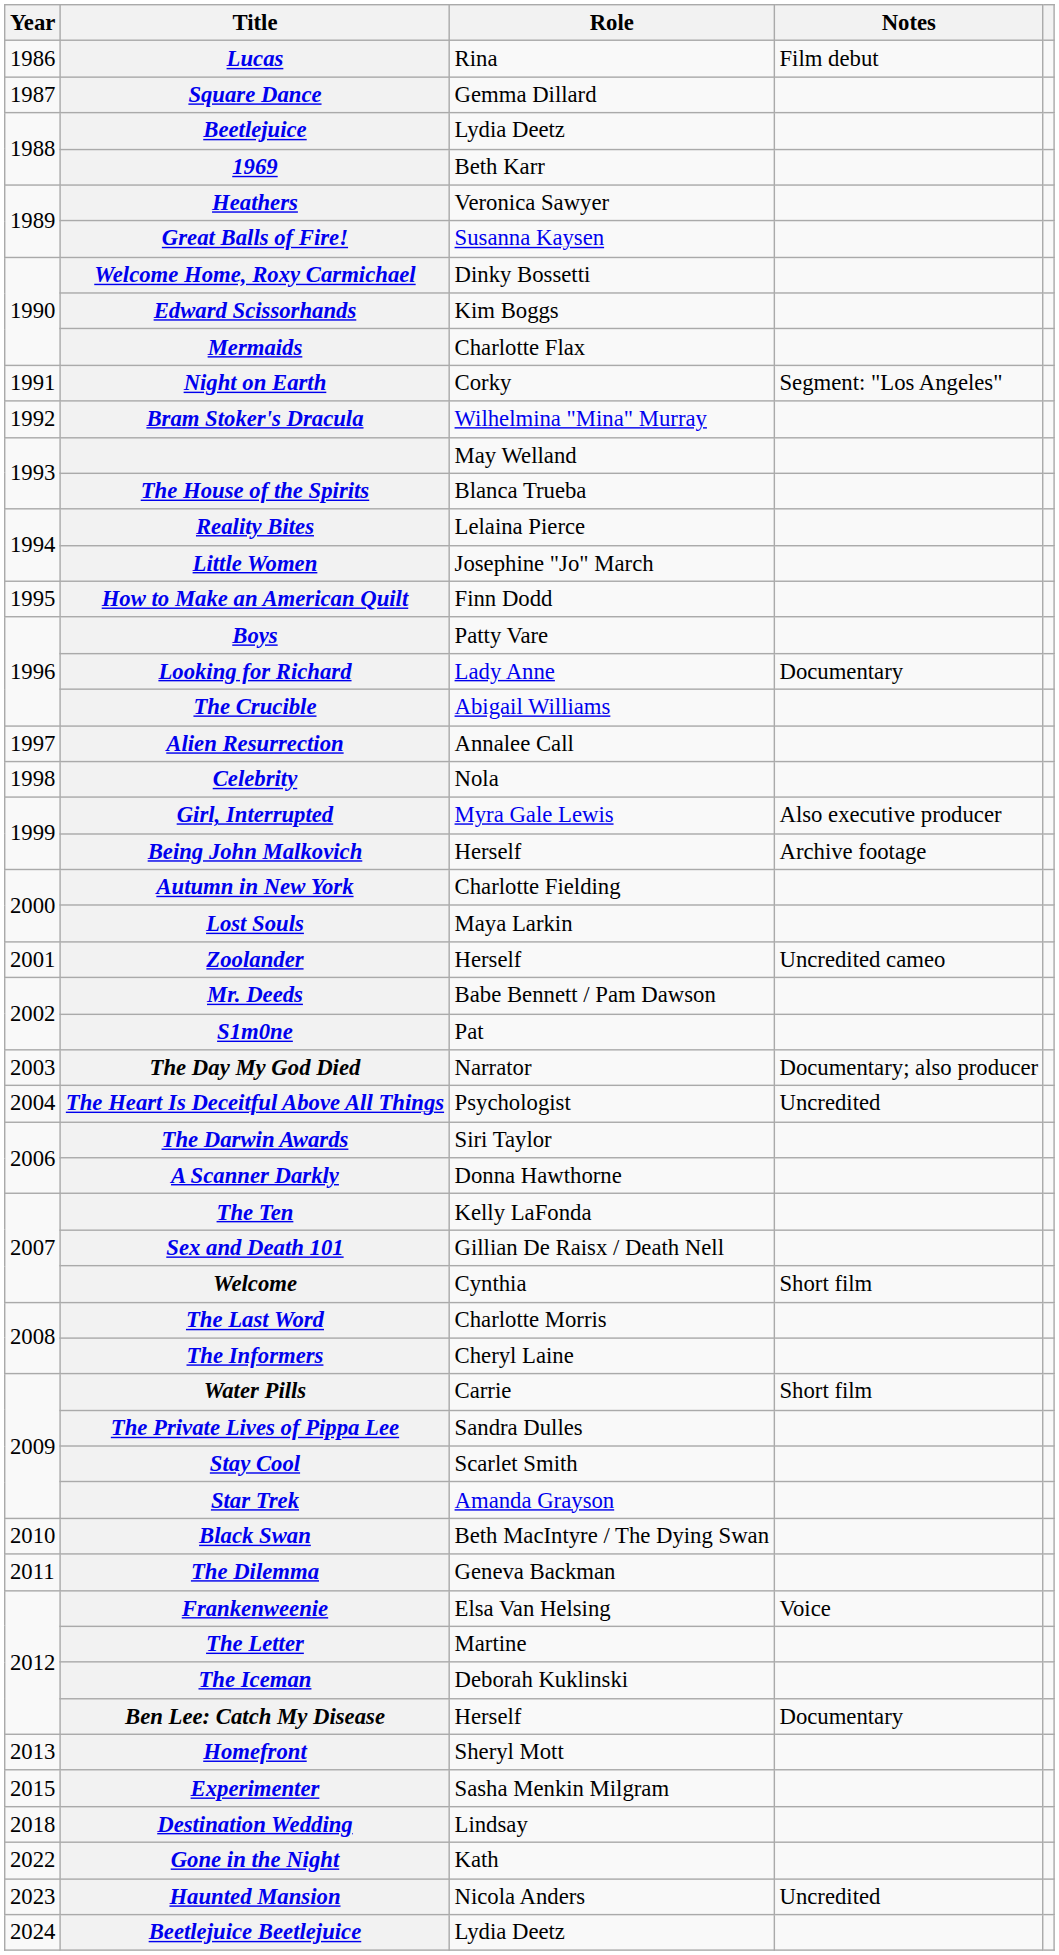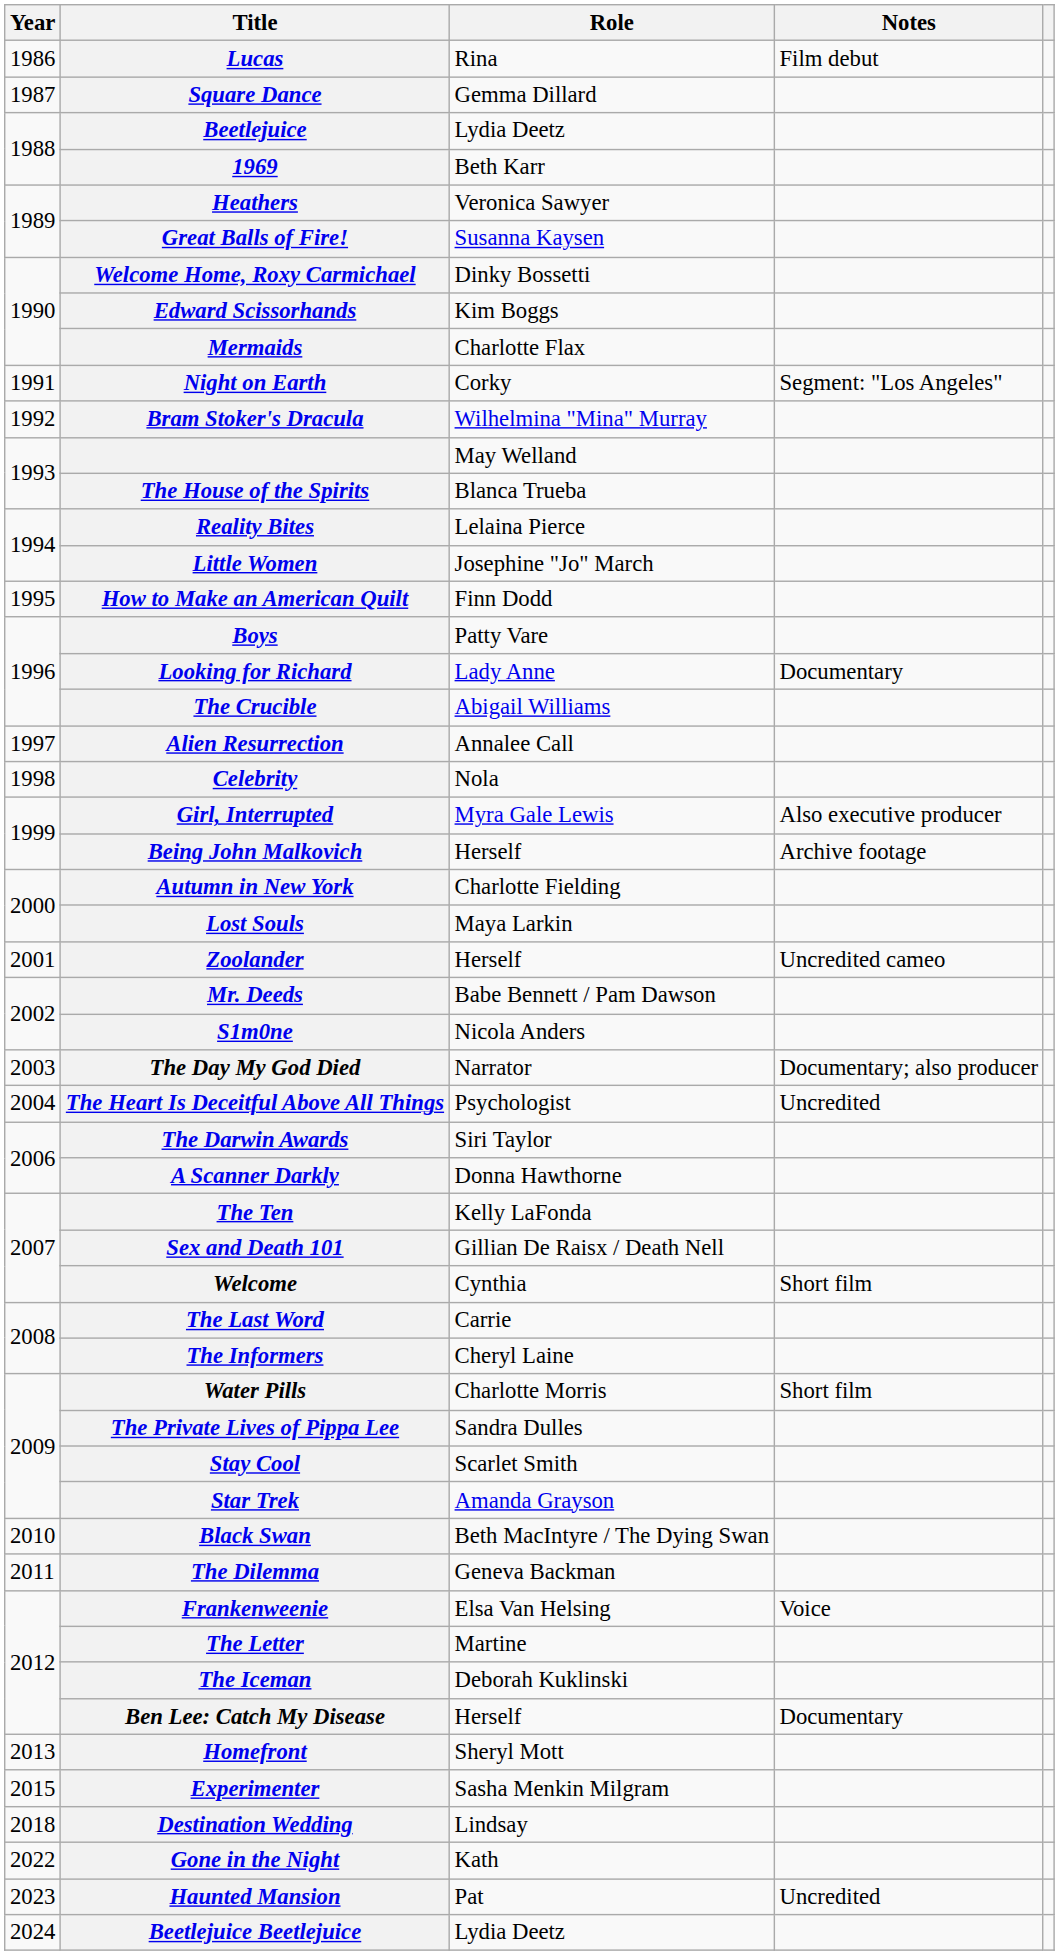(469, 1031) Pat -> (520, 1031) Nicola Anders
(531, 1319) Charlotte Morris -> (483, 1319) Carrie
(483, 1391) Carrie -> (531, 1391) Charlotte Morris
(520, 1896) Nicola Anders -> (469, 1896) Pat
